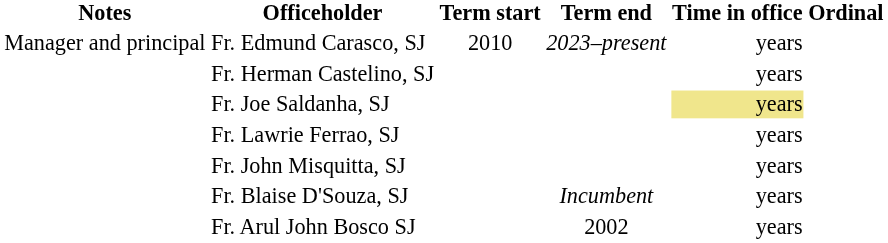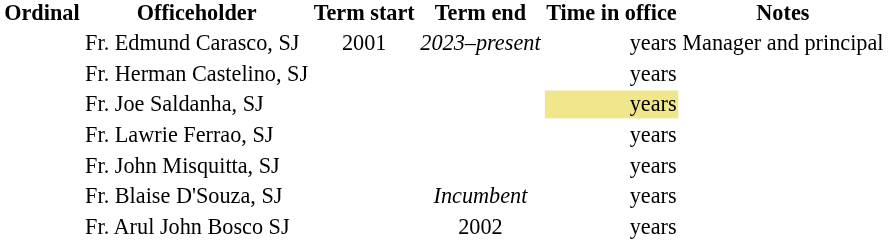columns swapped: (846, 12) <-> (105, 12)
(490, 43) 2010 -> (364, 43) 2001
